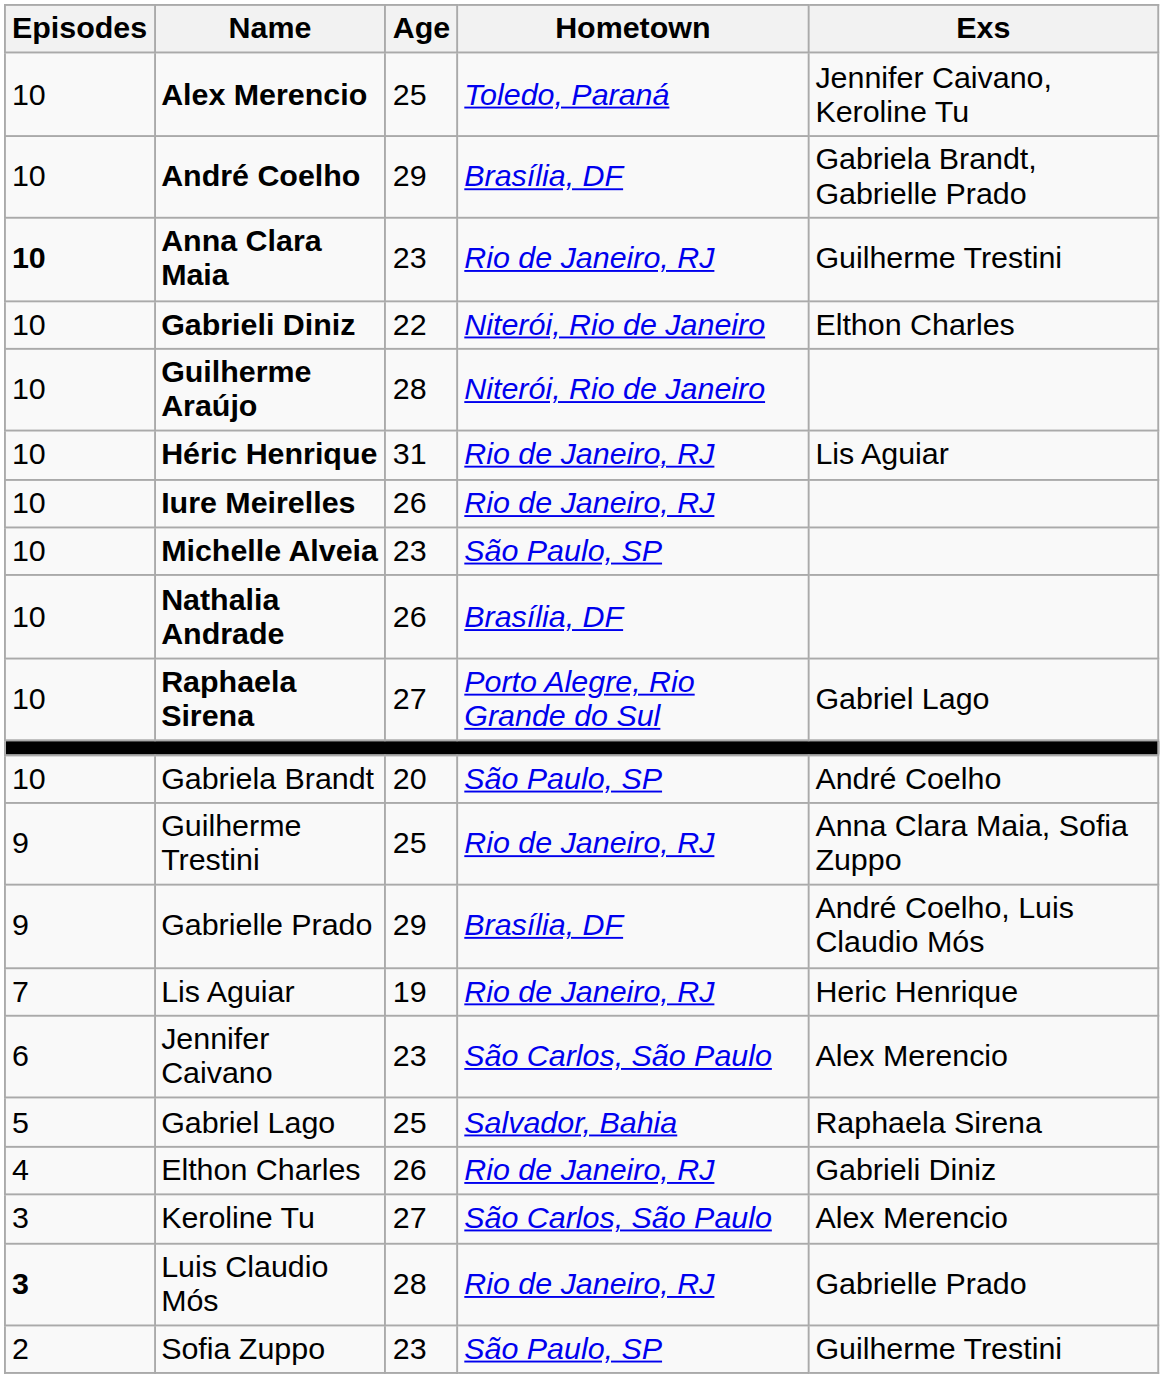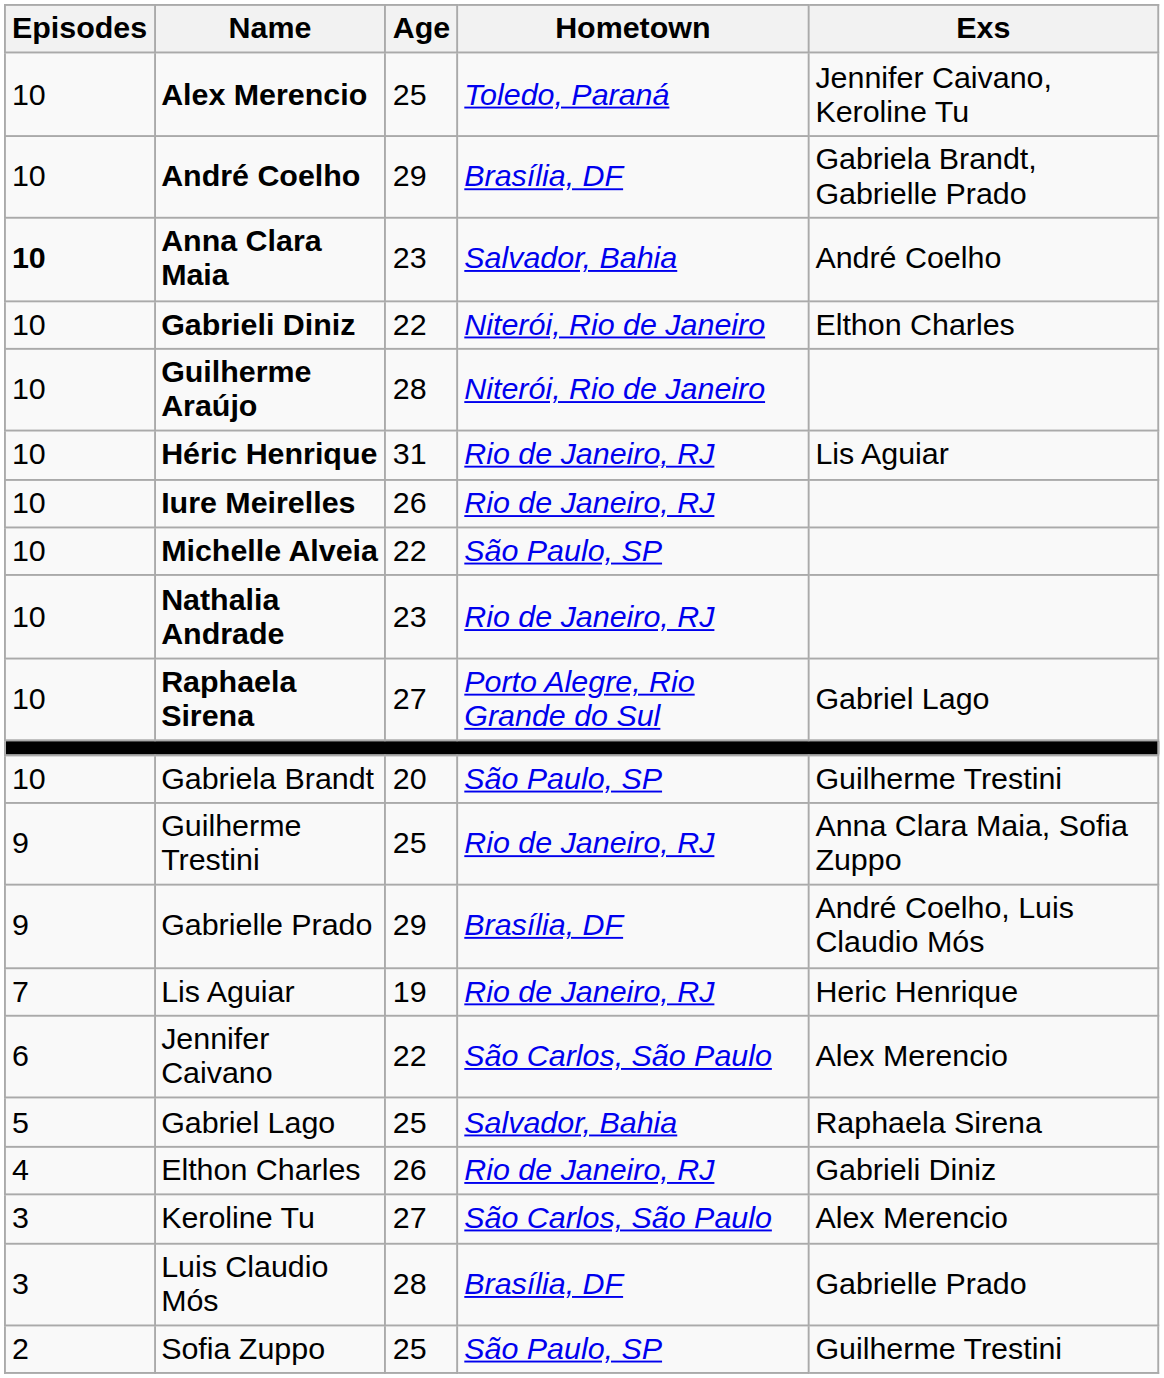(589, 258) Rio de Janeiro, RJ -> (571, 258) Salvador, Bahia
(939, 258) Guilherme Trestini -> (908, 258) André Coelho
(410, 551) 23 -> (410, 551) 22
(410, 616) 26 -> (410, 616) 23
(544, 616) Brasília, DF -> (589, 616) Rio de Janeiro, RJ
(908, 778) André Coelho -> (939, 778) Guilherme Trestini
(410, 1056) 23 -> (410, 1056) 22
(20, 1283) bold -> (20, 1283) normal
(589, 1283) Rio de Janeiro, RJ -> (544, 1283) Brasília, DF
(410, 1348) 23 -> (410, 1348) 25
